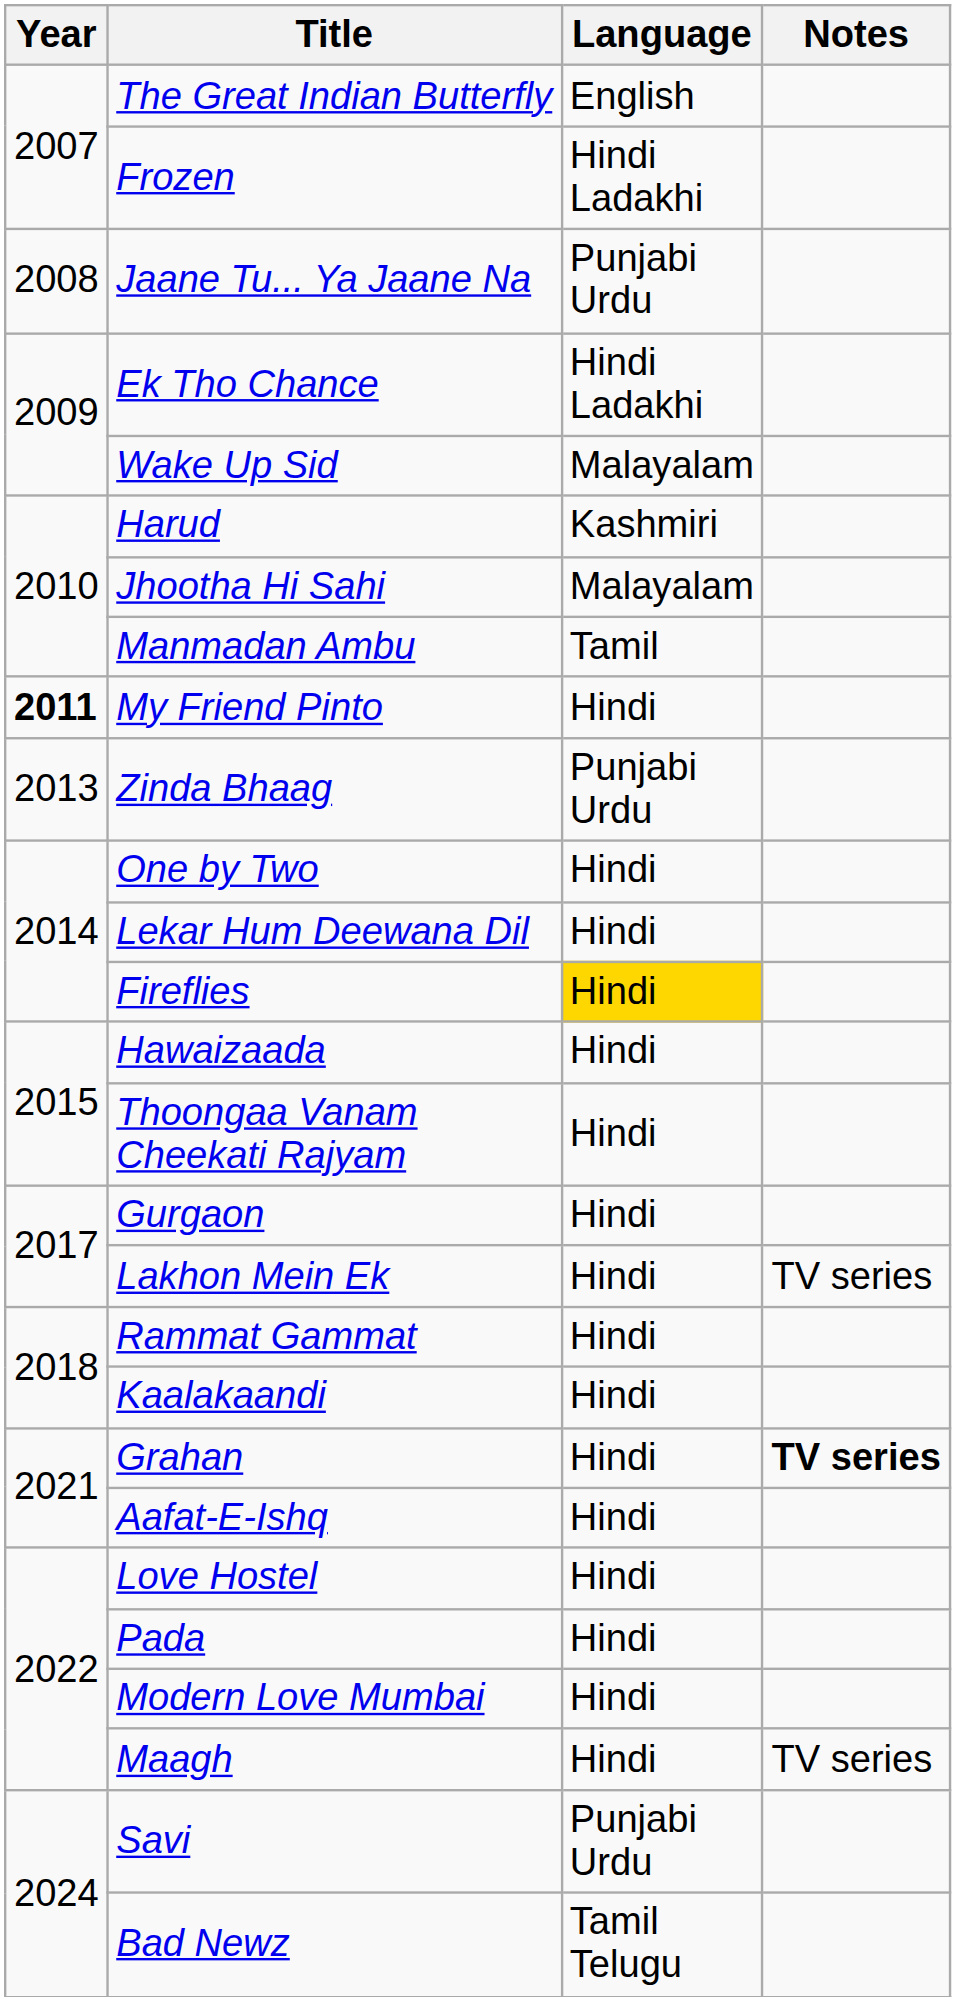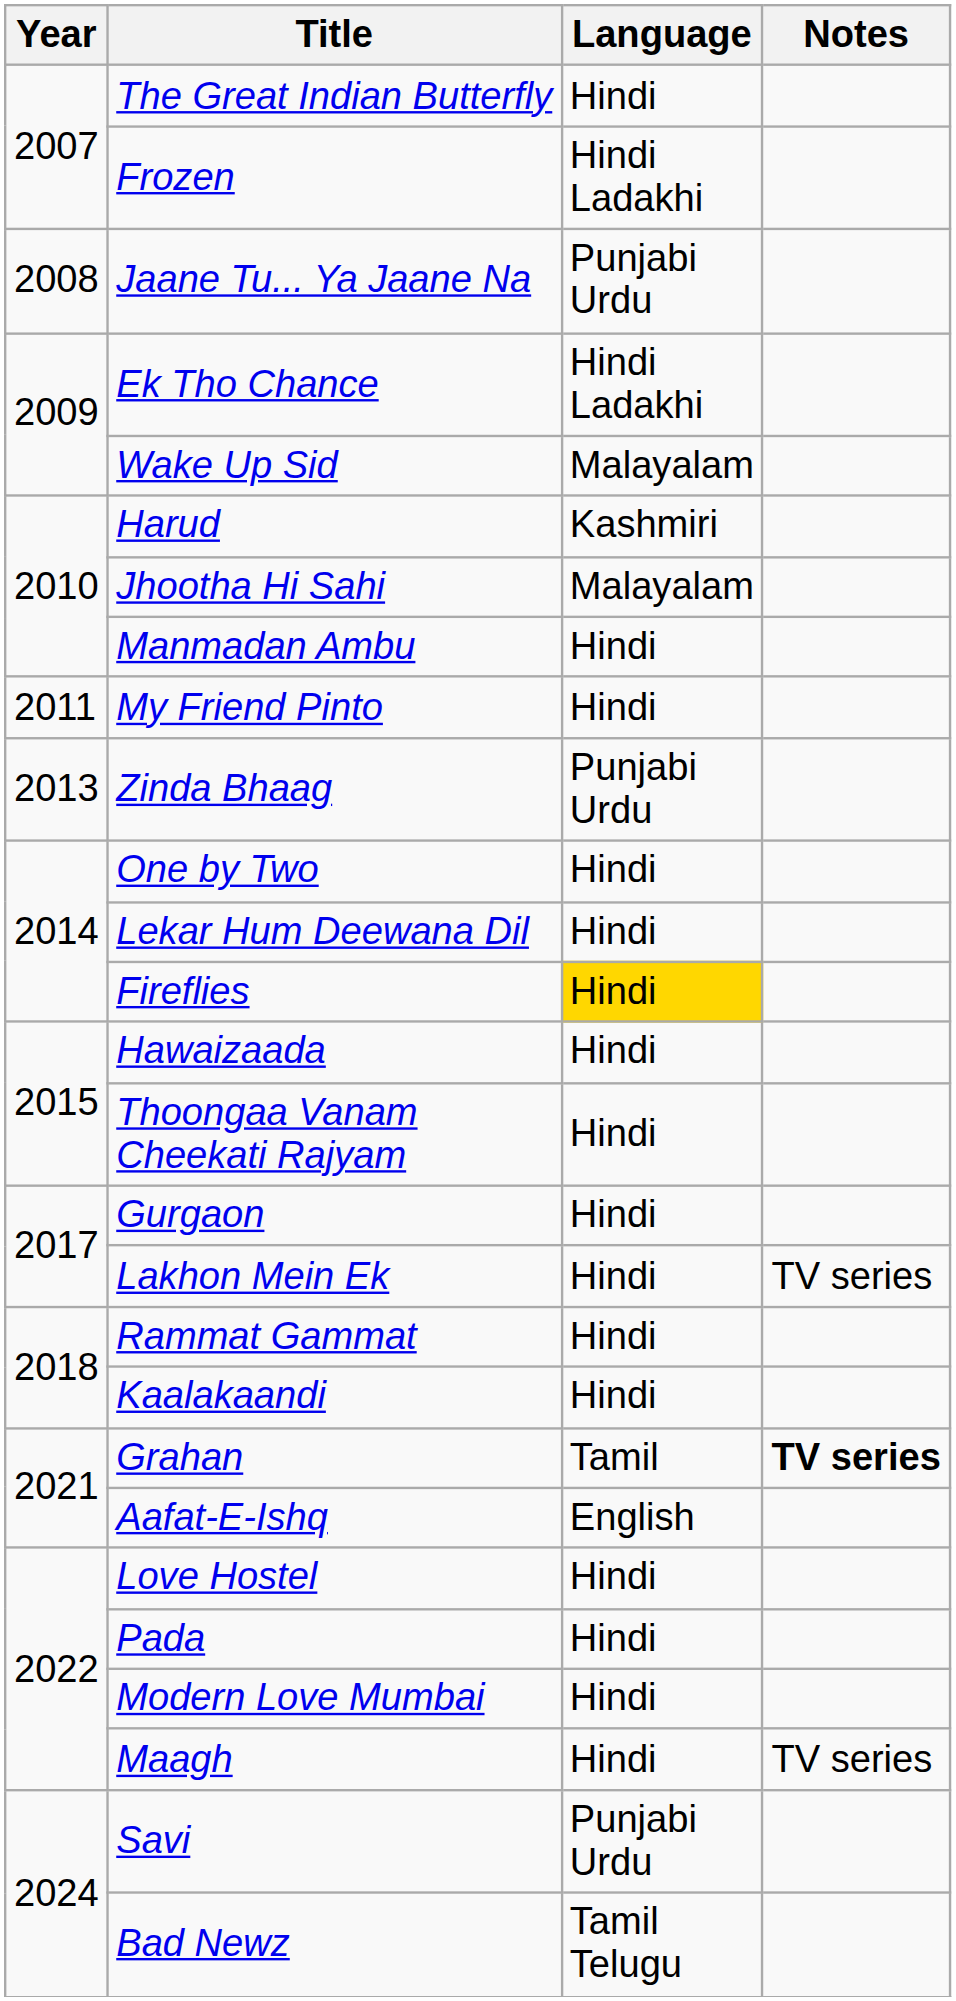(632, 95) English -> (613, 95) Hindi
(614, 646) Tamil -> (613, 646) Hindi
(55, 706) bold -> (55, 706) normal
(613, 1456) Hindi -> (614, 1456) Tamil
(613, 1517) Hindi -> (632, 1517) English
